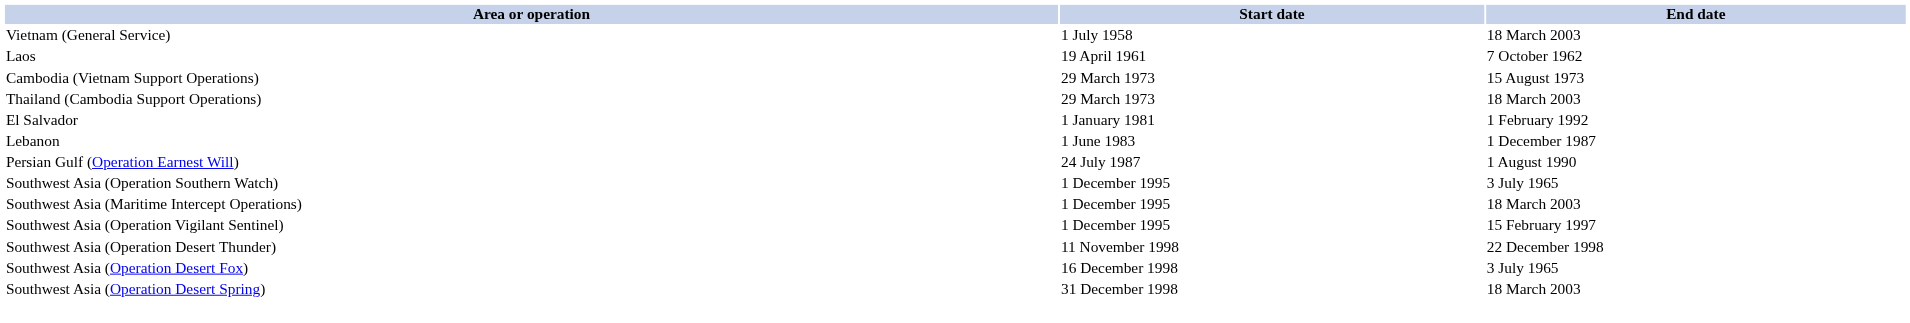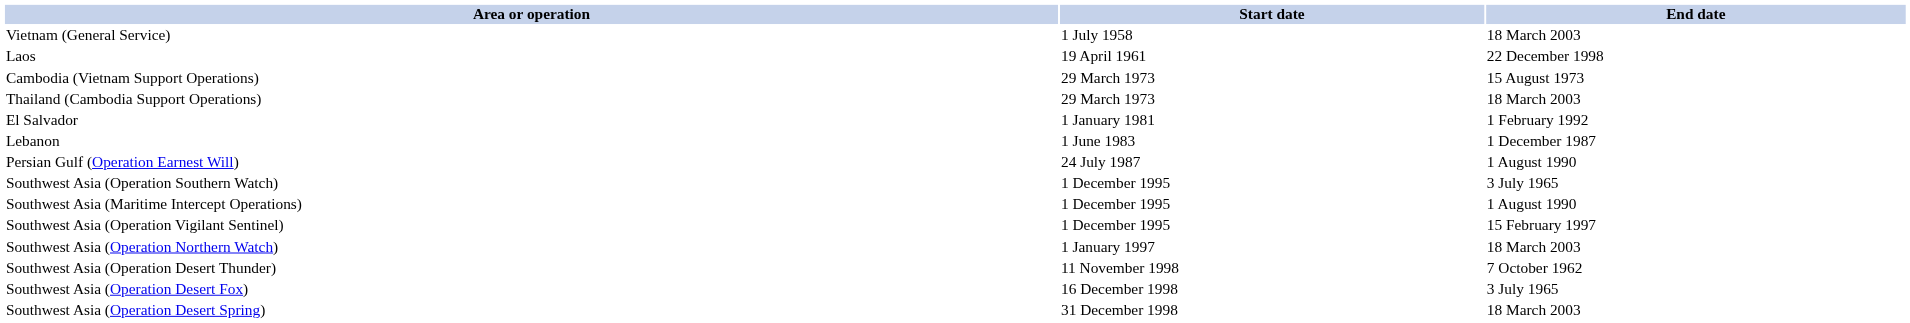(1535, 56) 7 October 1962 -> (1545, 56) 22 December 1998
(1534, 204) 18 March 2003 -> (1532, 204) 1 August 1990
+ row: (142, 246)
(1545, 246) 22 December 1998 -> (1535, 267) 7 October 1962
